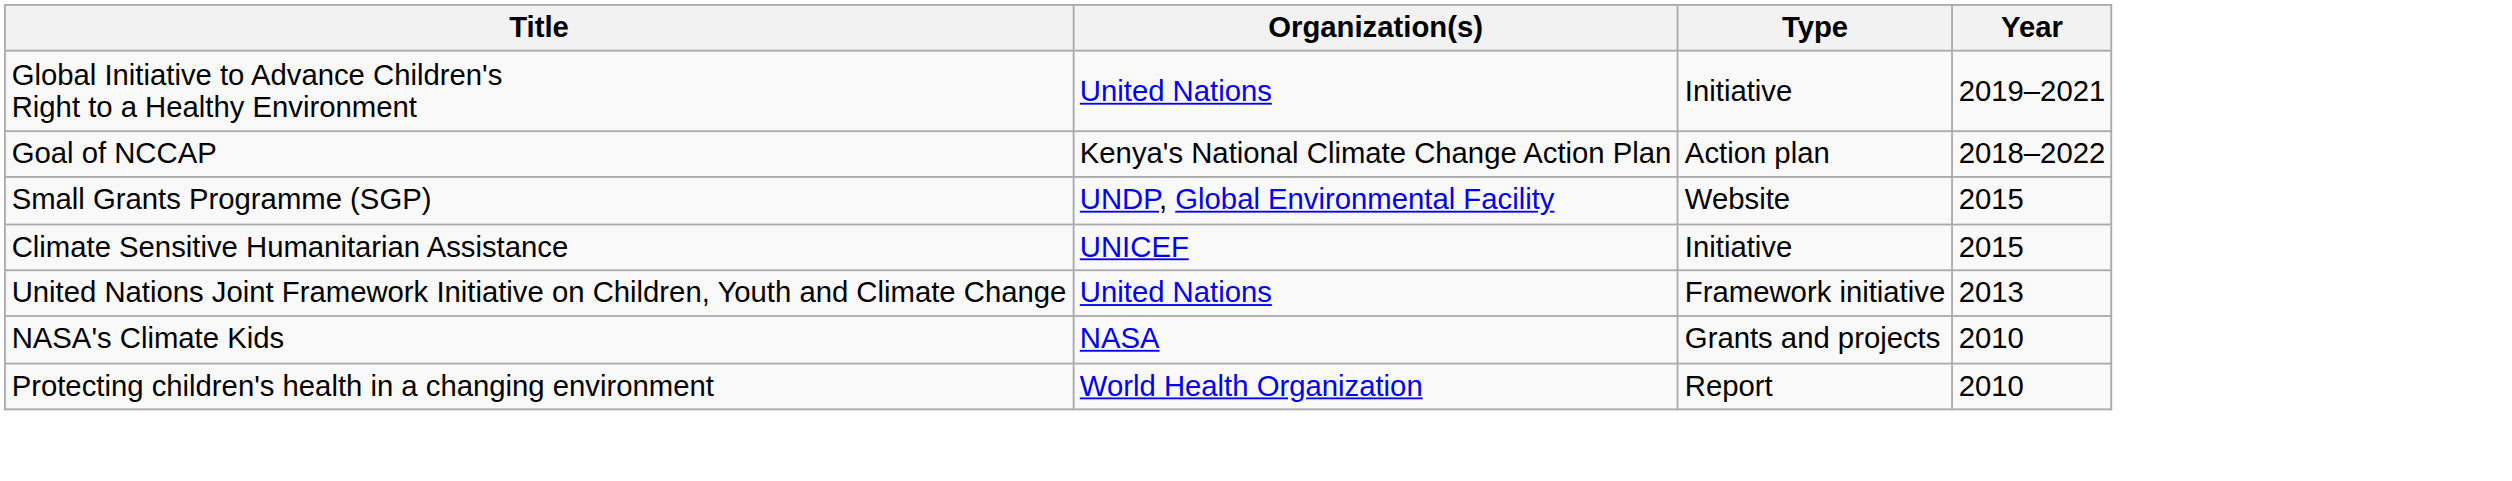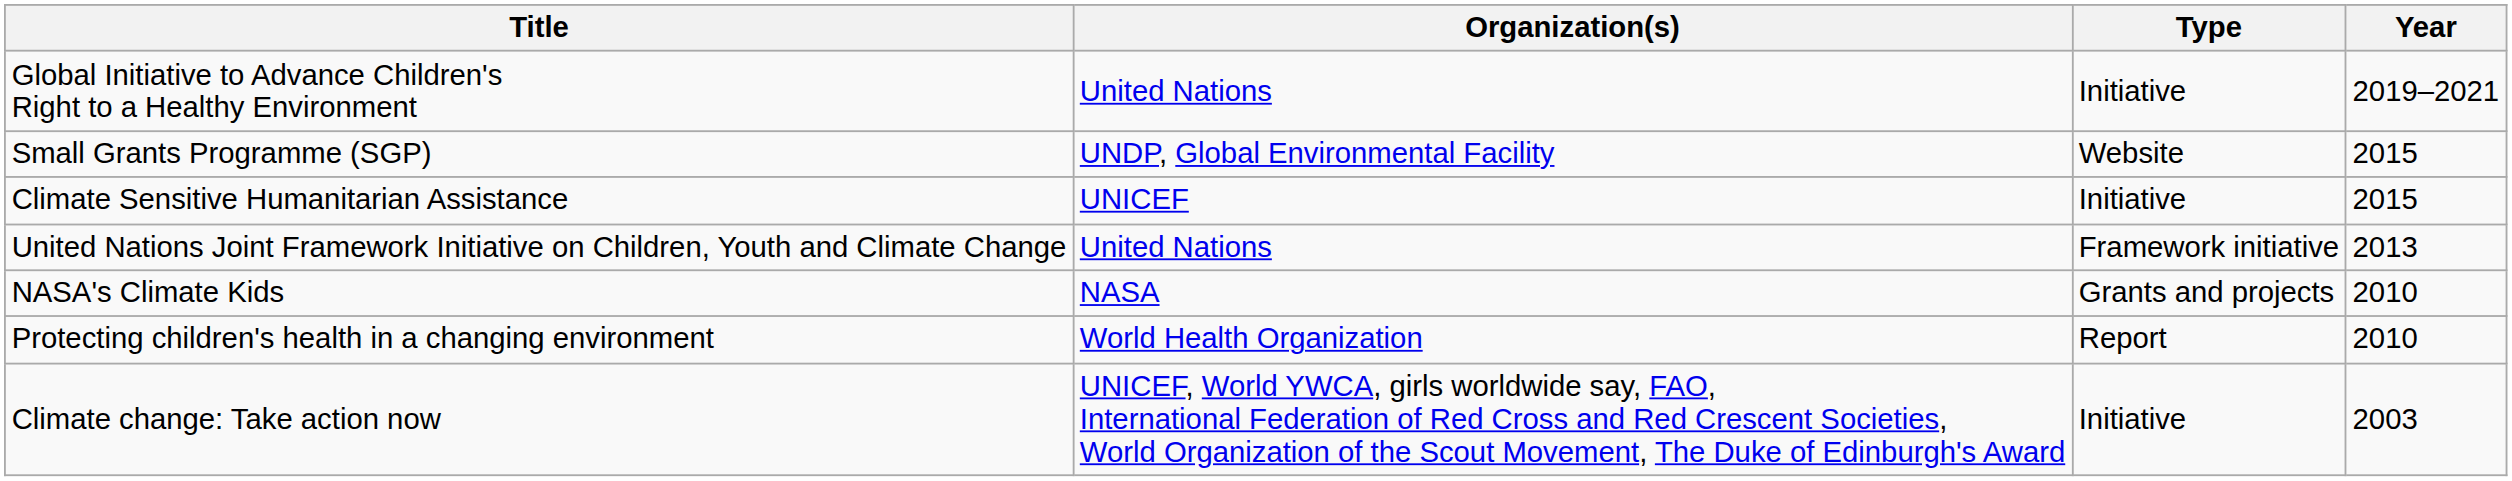- row: (114, 153)
+ row: (226, 418)
